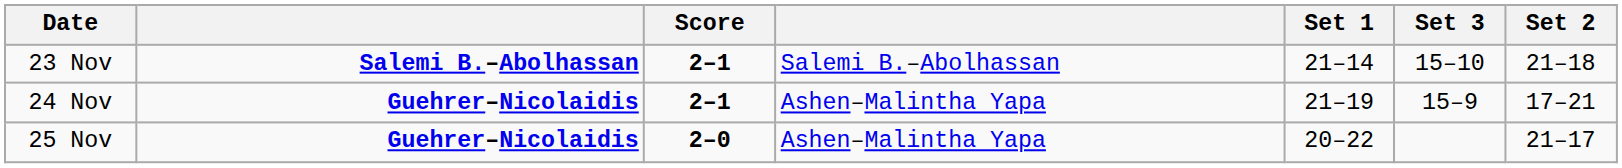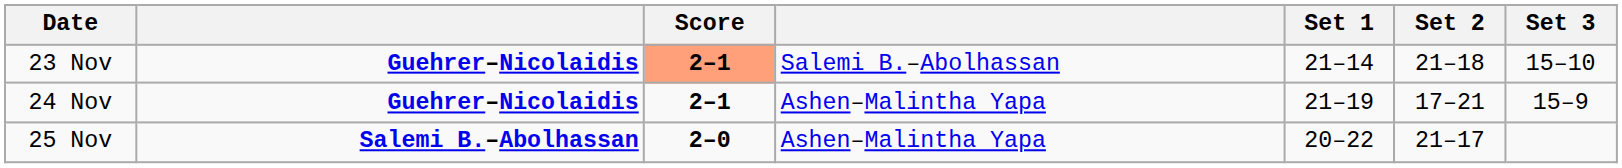columns swapped: (1561, 24) <-> (1450, 24)
(499, 63) Salemi B.–Abolhassan -> (513, 63) Guehrer–Nicolaidis
(710, 63) no background -> (710, 63) lightsalmon background
(513, 142) Guehrer–Nicolaidis -> (499, 142) Salemi B.–Abolhassan
